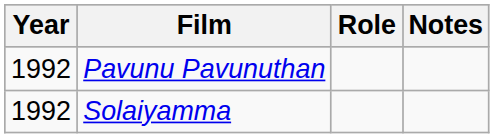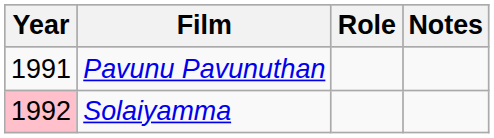(41, 68) 1992 -> (41, 68) 1991
(41, 111) no background -> (41, 111) pink background
